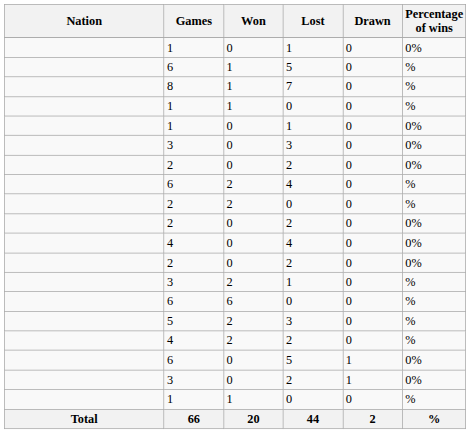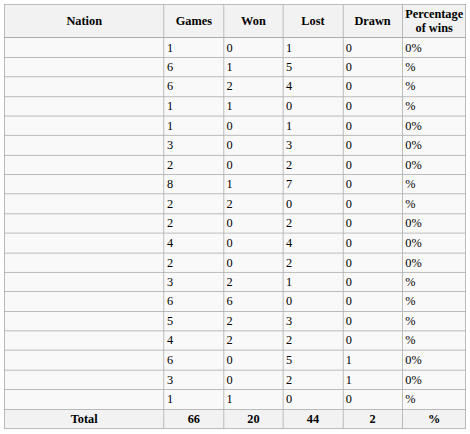rows swapped: (170, 86) <-> (170, 184)
